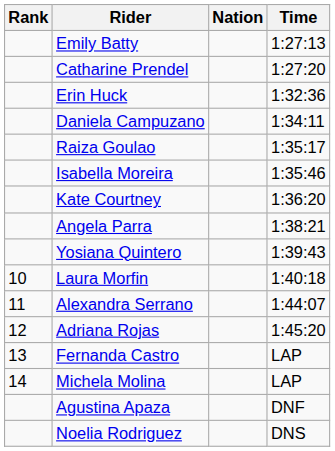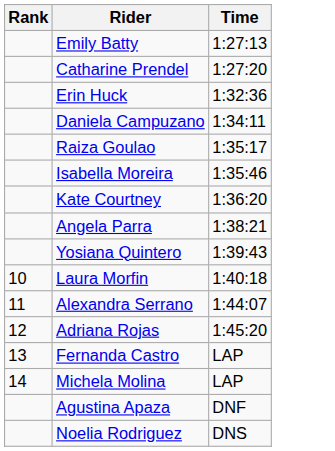- column: (238, 18)
